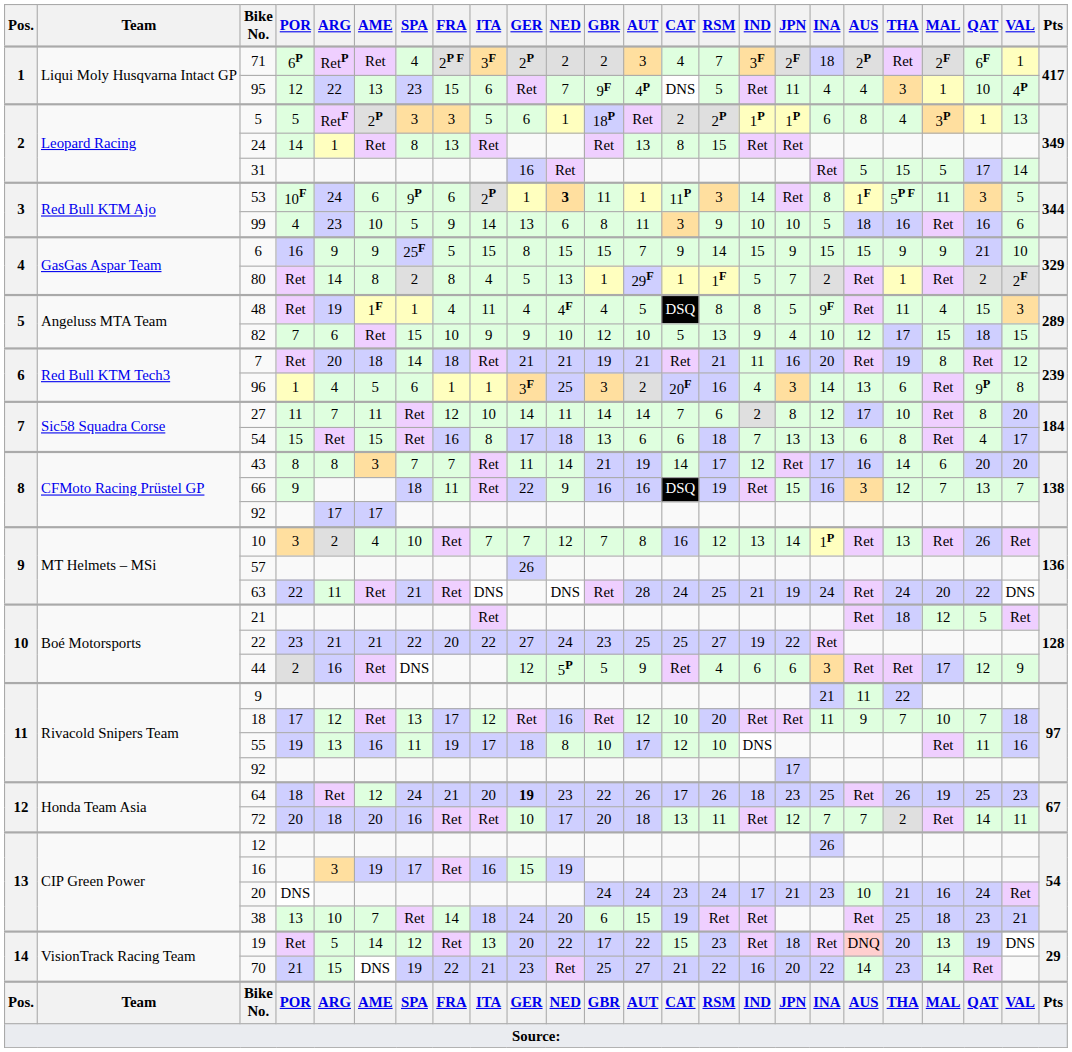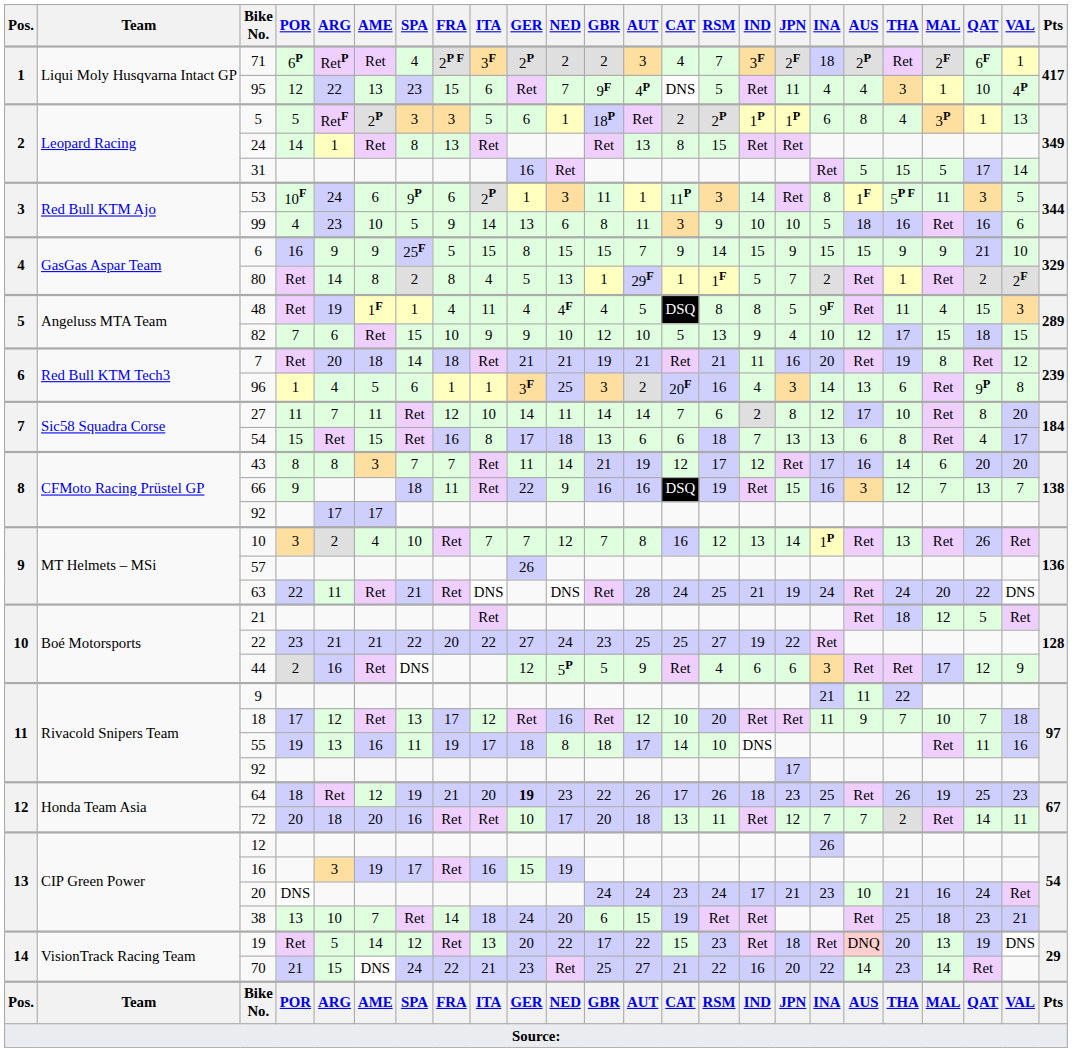(565, 197) bold -> (565, 197) normal
(680, 464) 14 -> (680, 464) 12
(604, 744) 10 -> (604, 744) 18
(680, 744) 12 -> (680, 744) 14
(414, 794) 24 -> (414, 794) 19
(414, 967) 19 -> (414, 967) 24
